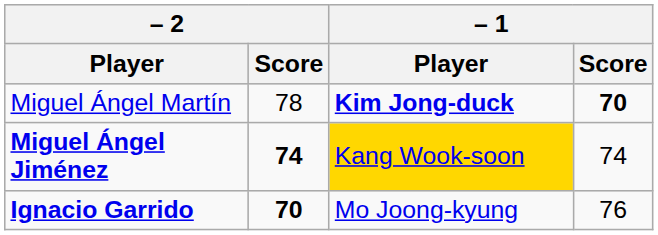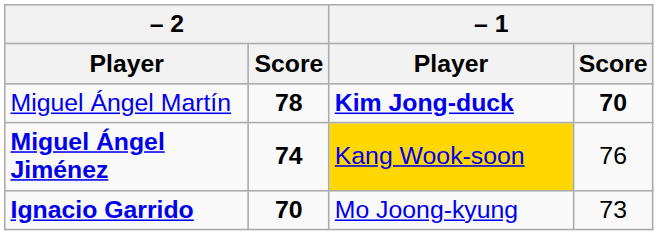(289, 102) normal -> (289, 102) bold
(613, 156) 74 -> (613, 156) 76
(613, 209) 76 -> (613, 209) 73
